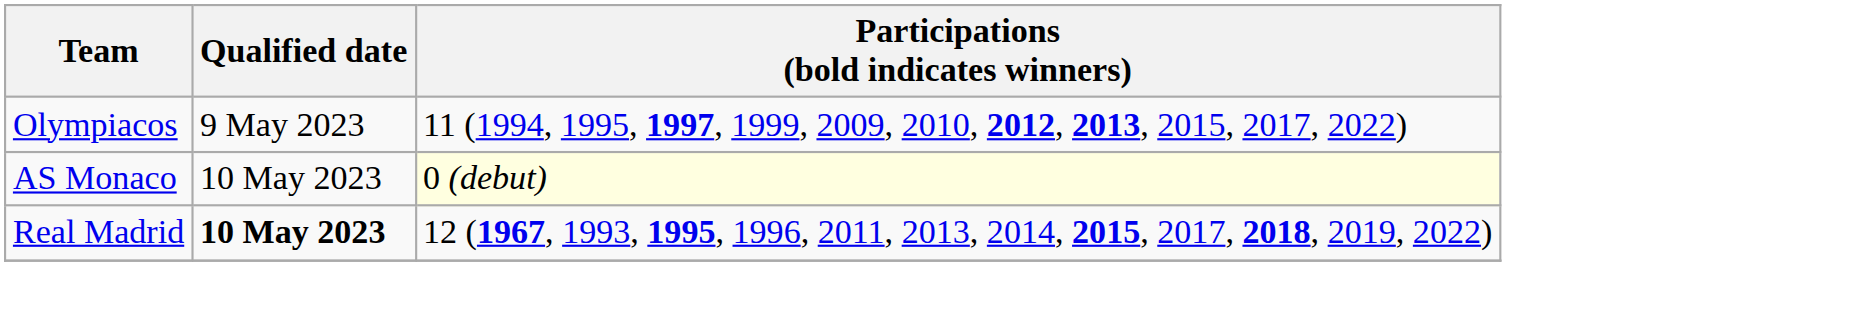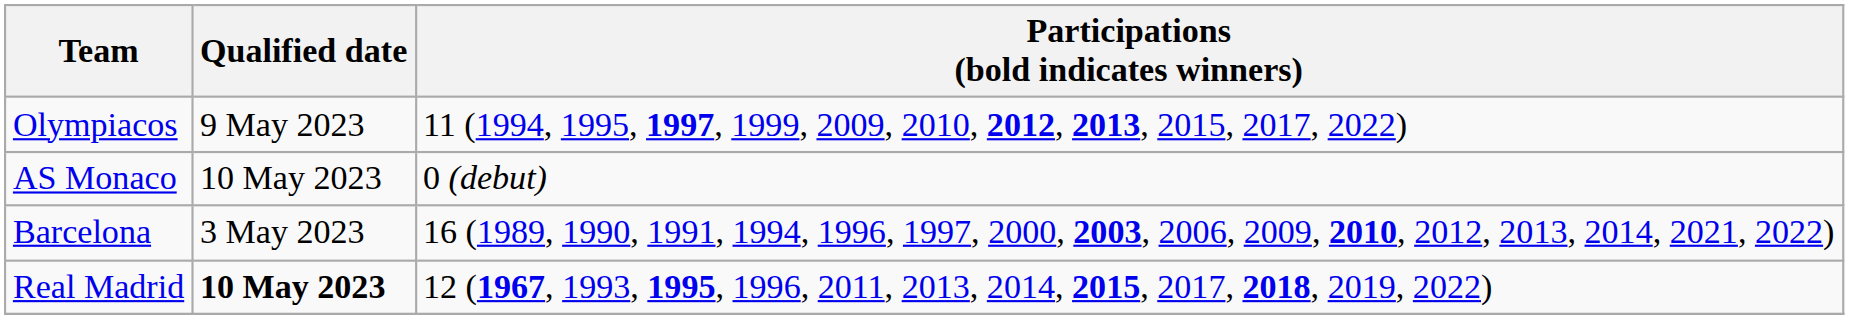(485, 177) lightyellow background -> (485, 177) no background
+ row: (82, 232)
